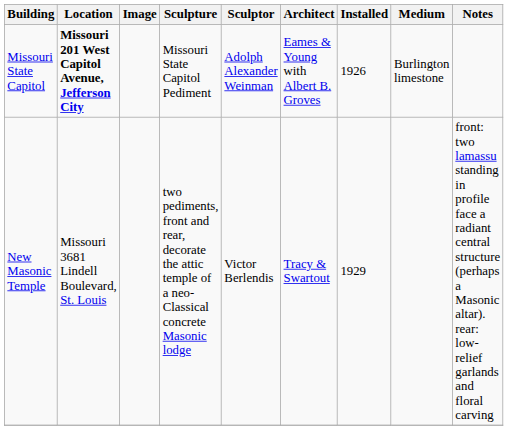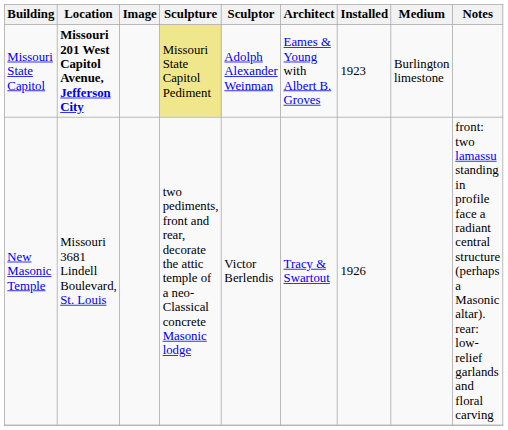(187, 70) no background -> (187, 70) khaki background
(353, 70) 1926 -> (353, 70) 1923
(353, 271) 1929 -> (353, 271) 1926
